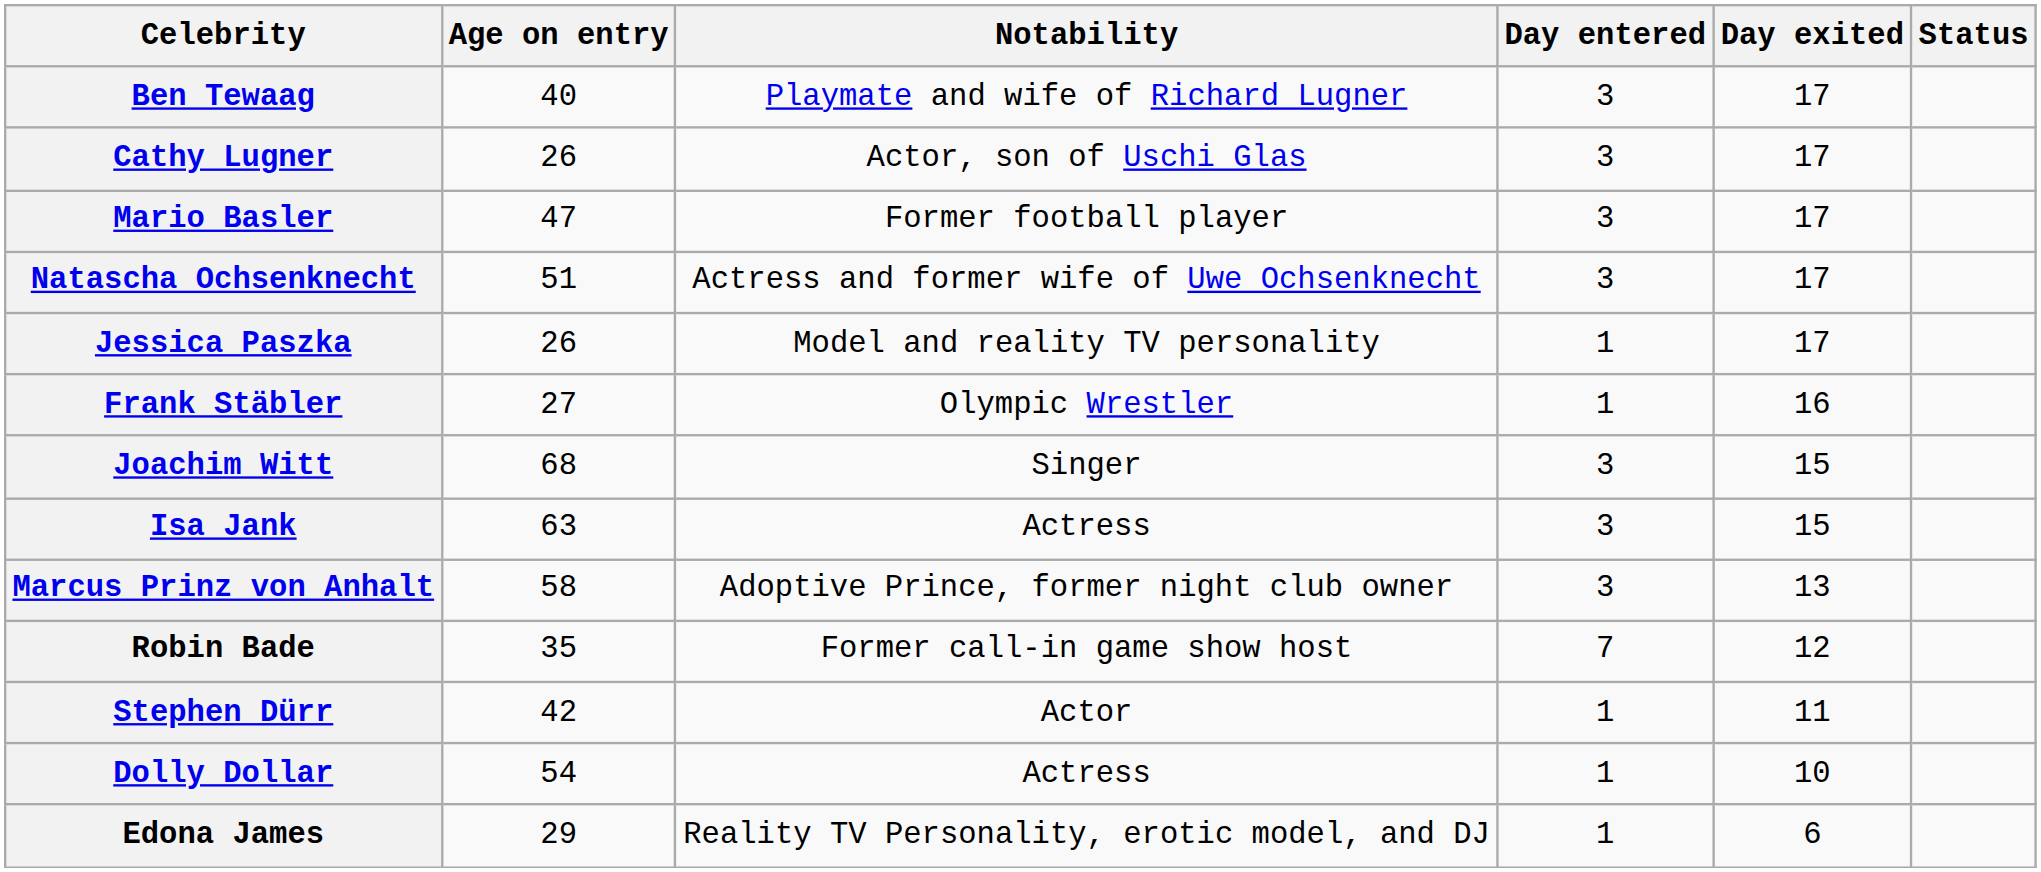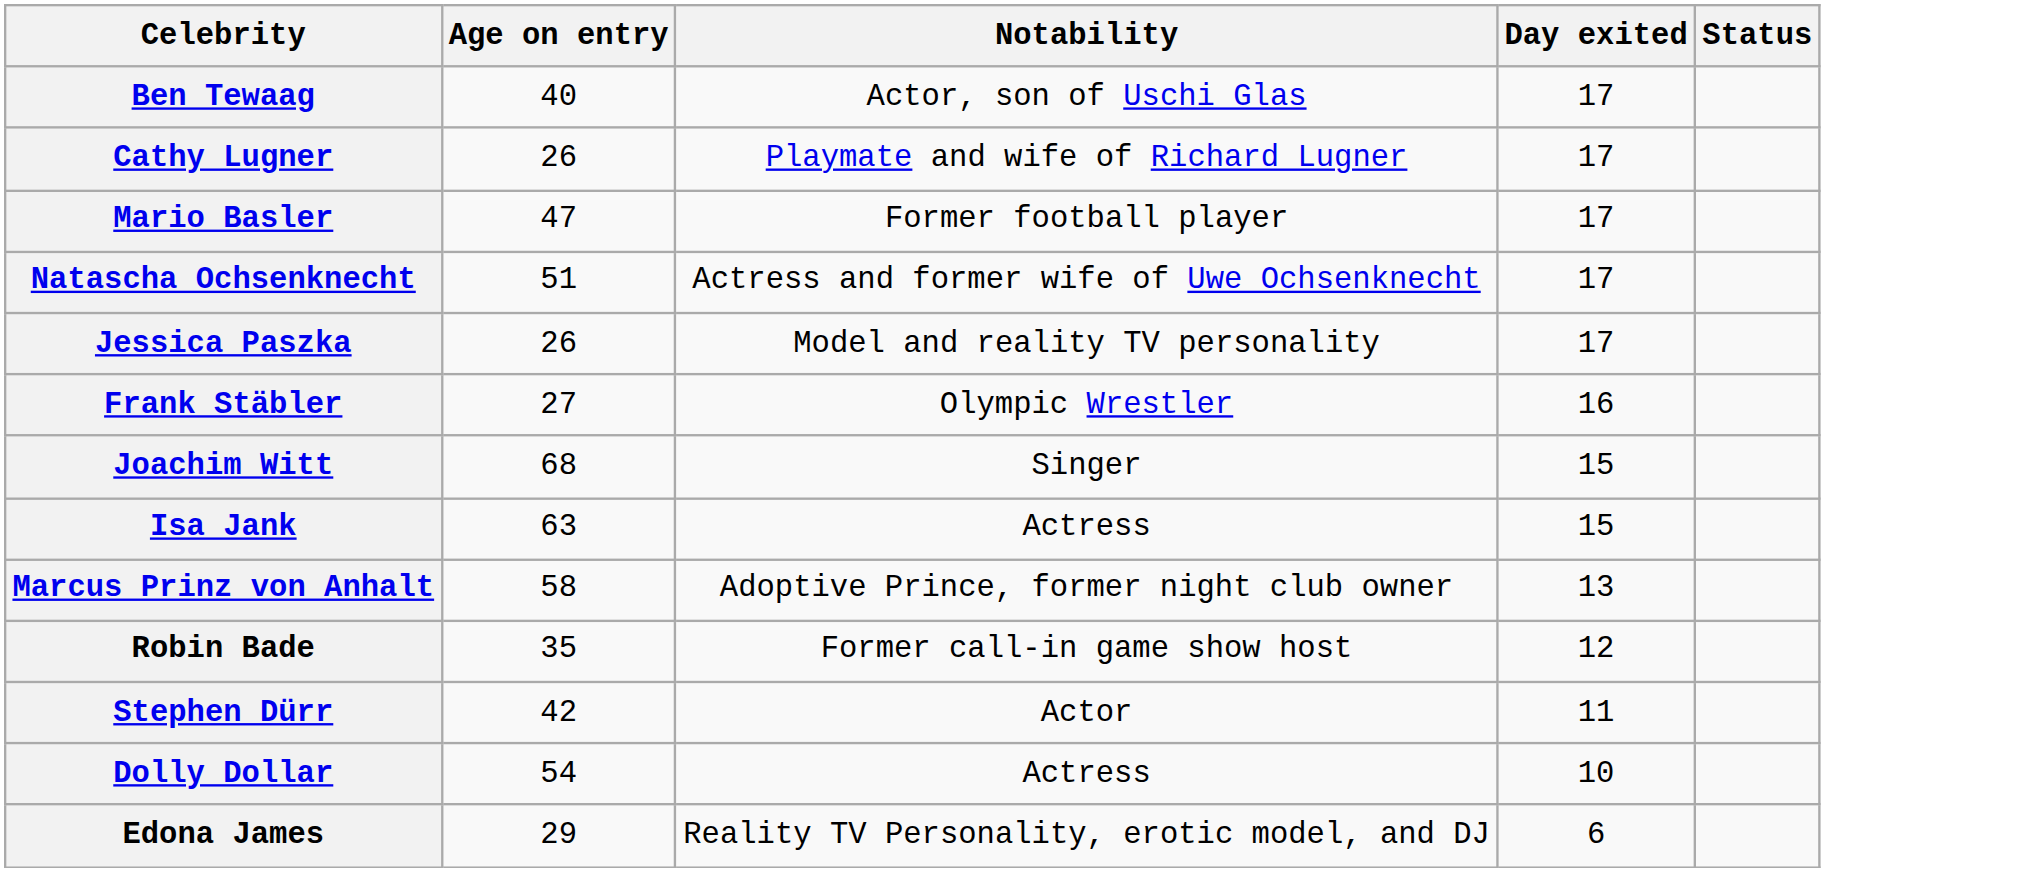- column: (1605, 35)
(1087, 96) Playmate and wife of Richard Lugner -> (1087, 96) Actor, son of Uschi Glas
(1087, 158) Actor, son of Uschi Glas -> (1087, 158) Playmate and wife of Richard Lugner
